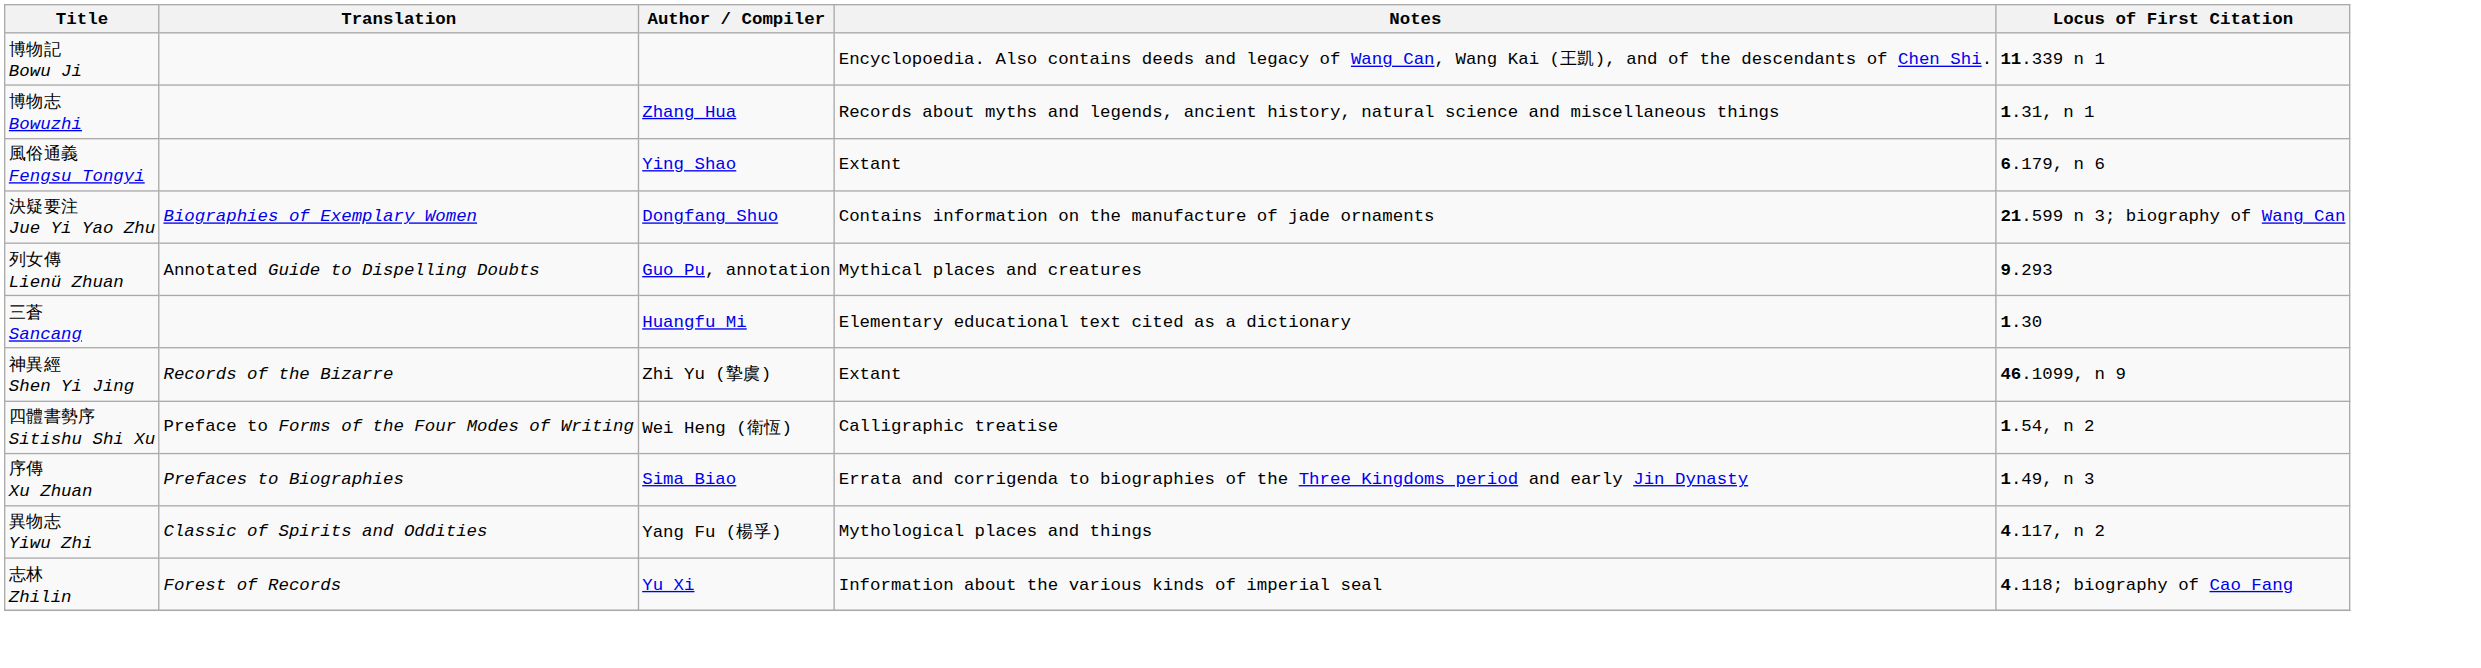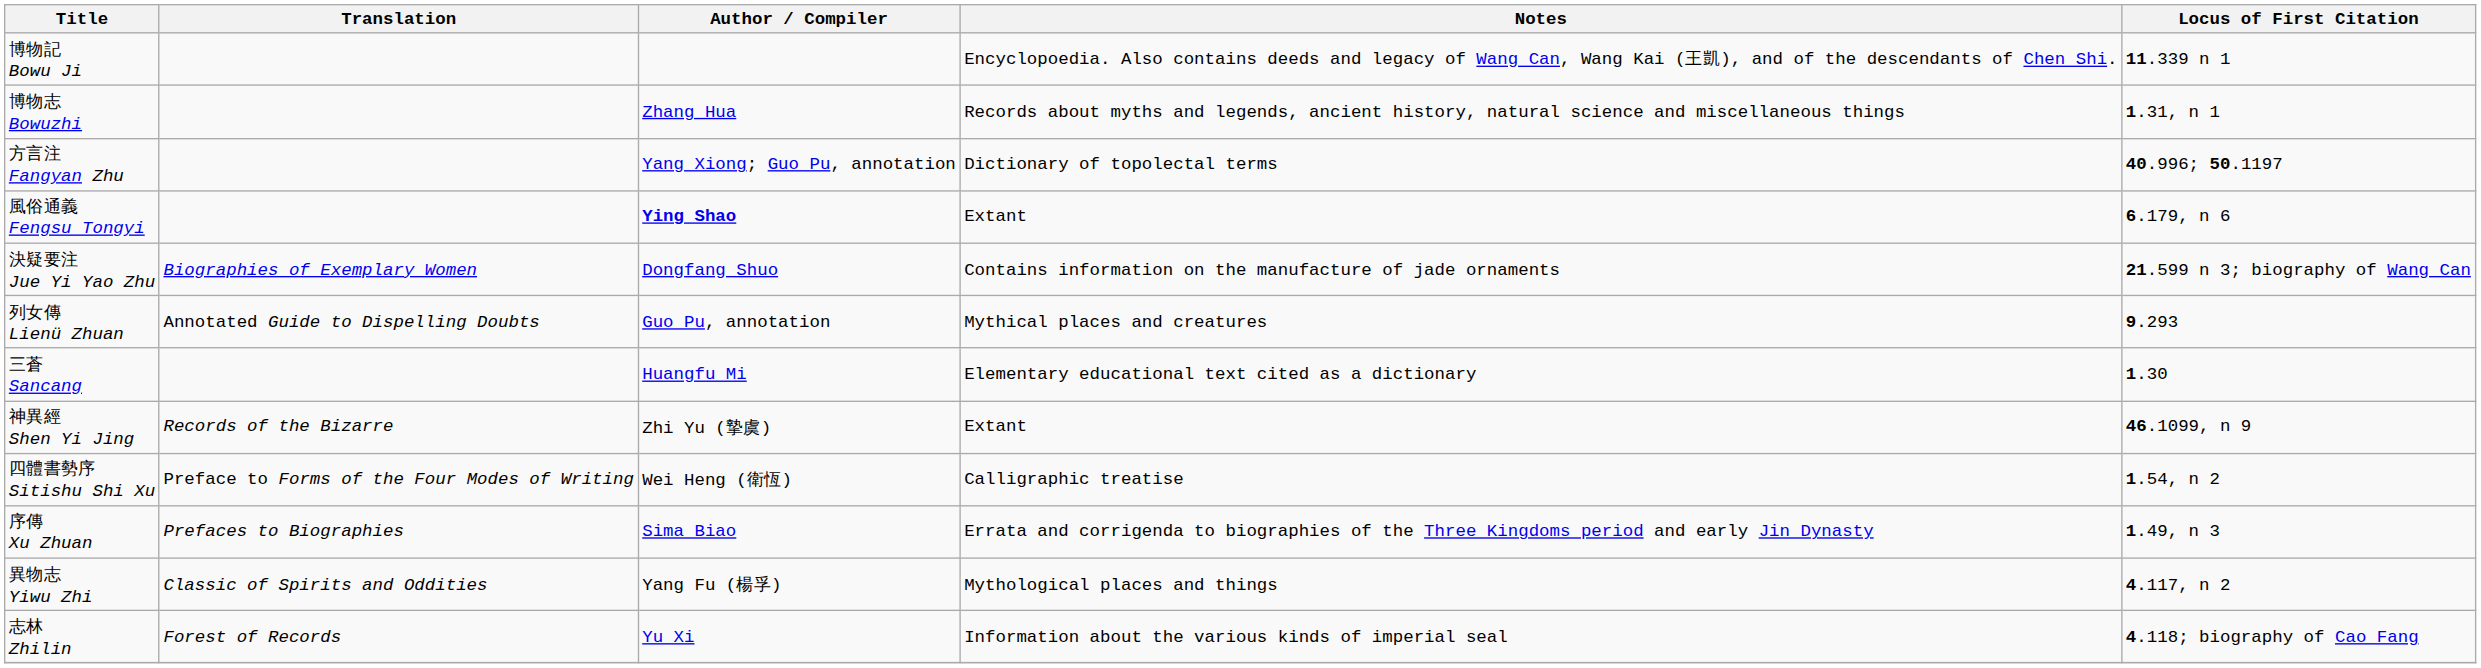+ row: (66, 166)
(689, 164) normal -> (689, 217) bold
